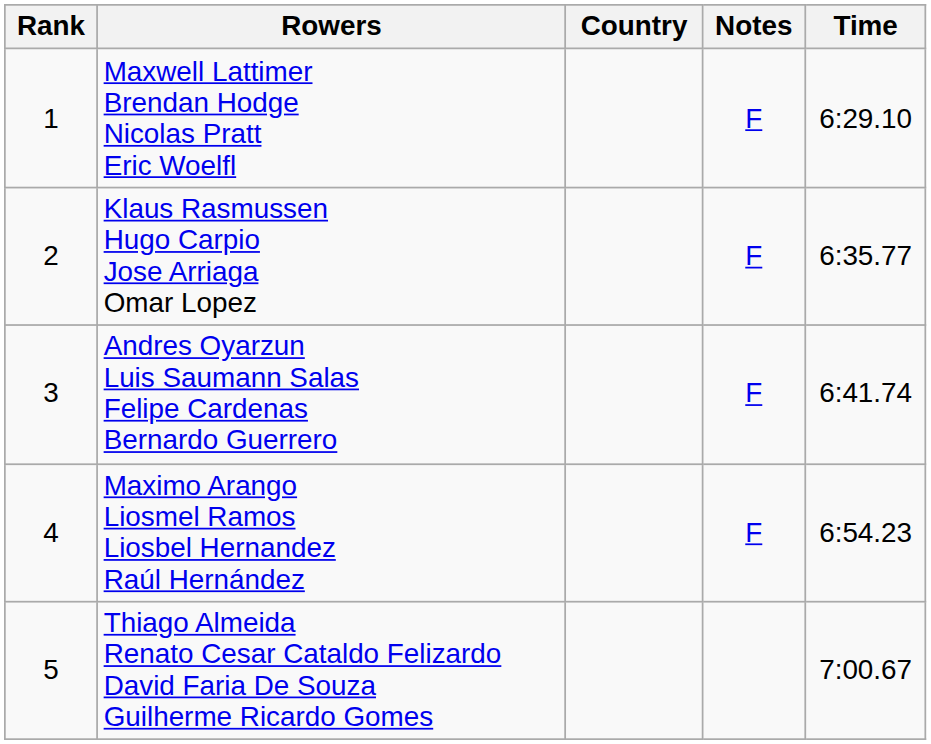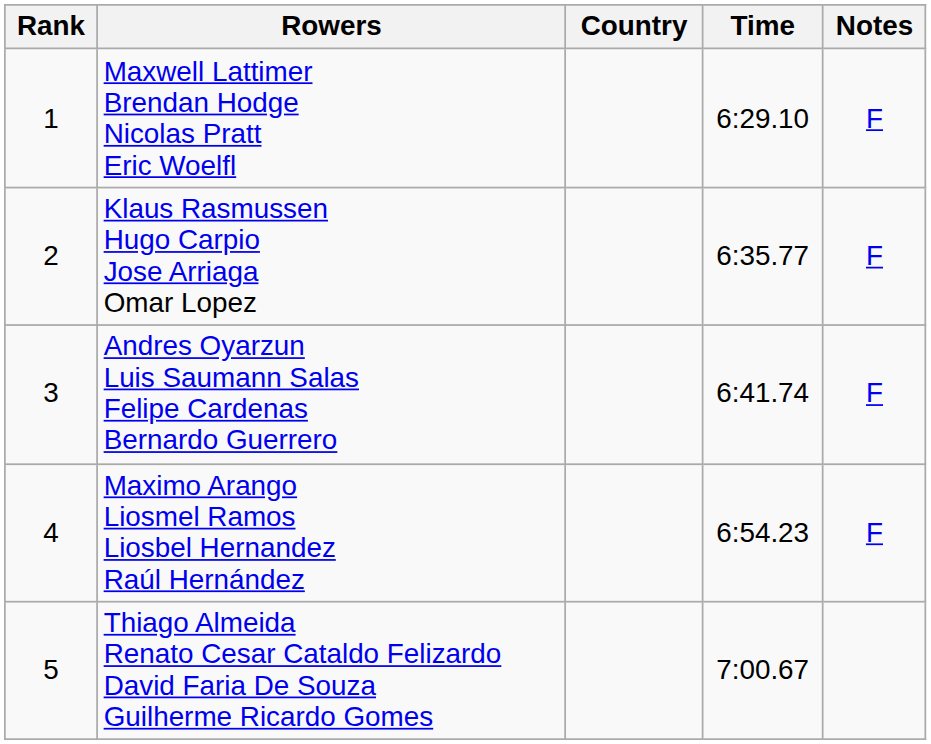columns swapped: (866, 26) <-> (754, 26)
